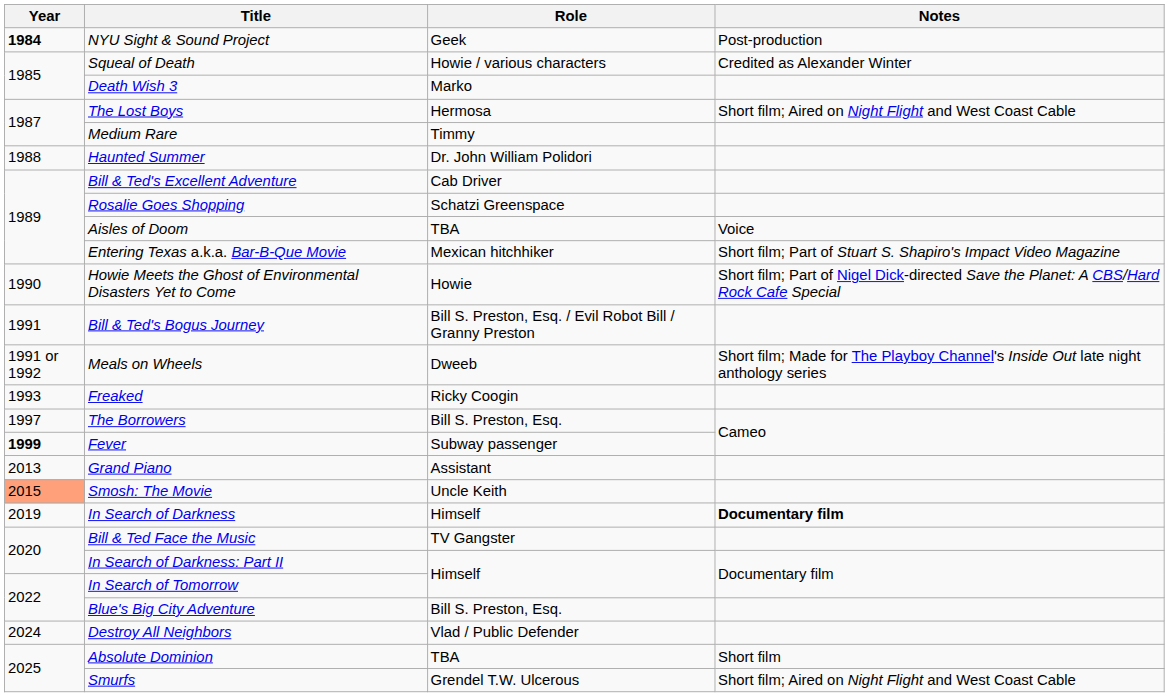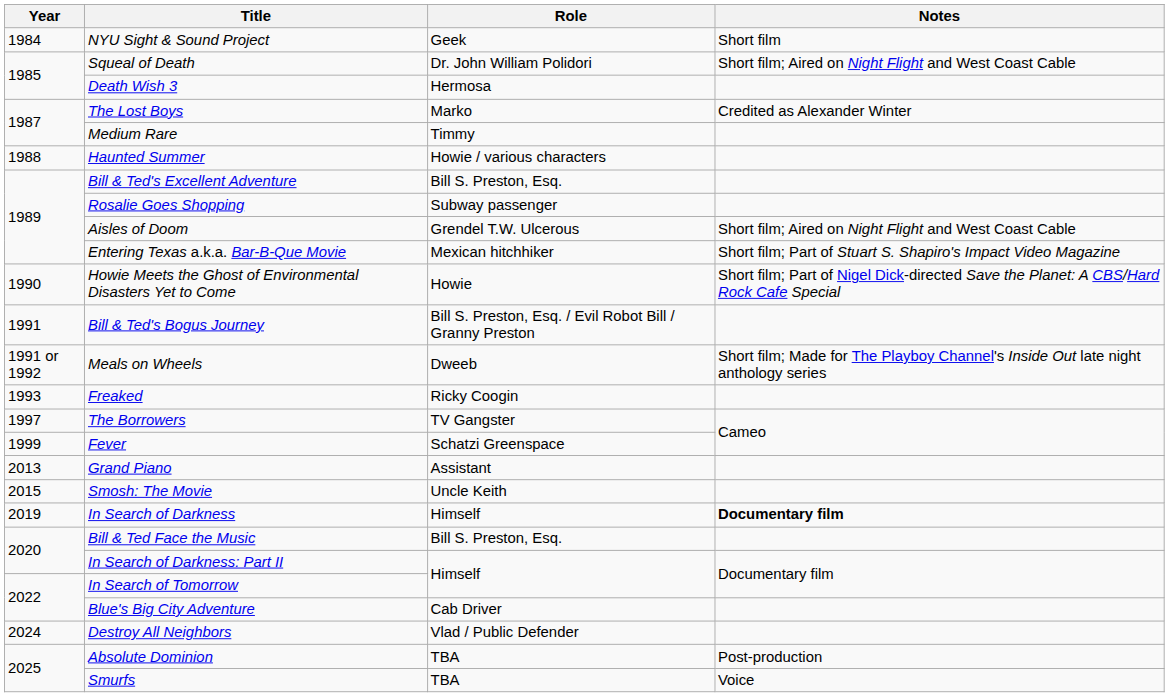(24, 39) bold -> (24, 39) normal
(770, 39) Post-production -> (749, 39) Short film
(518, 63) Howie / various characters -> (511, 63) Dr. John William Polidori
(815, 63) Credited as Alexander Winter -> (897, 63) Short film; Aired on Night Flight and West Coast Cable
(451, 87) Marko -> (461, 87) Hermosa
(461, 110) Hermosa -> (451, 110) Marko
(897, 110) Short film; Aired on Night Flight and West Coast Cable -> (815, 110) Credited as Alexander Winter
(511, 157) Dr. John William Polidori -> (518, 157) Howie / various characters
(466, 181) Cab Driver -> (496, 181) Bill S. Preston, Esq.
(498, 205) Schatzi Greenspace -> (494, 205) Subway passenger
(445, 228) TBA -> (505, 228) Grendel T.W. Ulcerous
(736, 228) Voice -> (897, 228) Short film; Aired on Night Flight and West Coast Cable
(496, 420) Bill S. Preston, Esq. -> (473, 420) TV Gangster
(24, 444) bold -> (24, 444) normal
(494, 444) Subway passenger -> (498, 444) Schatzi Greenspace
(24, 491) lightsalmon background -> (24, 491) no background
(473, 538) TV Gangster -> (496, 538) Bill S. Preston, Esq.
(496, 609) Bill S. Preston, Esq. -> (466, 609) Cab Driver
(749, 656) Short film -> (770, 656) Post-production
(505, 680) Grendel T.W. Ulcerous -> (445, 680) TBA
(897, 680) Short film; Aired on Night Flight and West Coast Cable -> (736, 680) Voice
